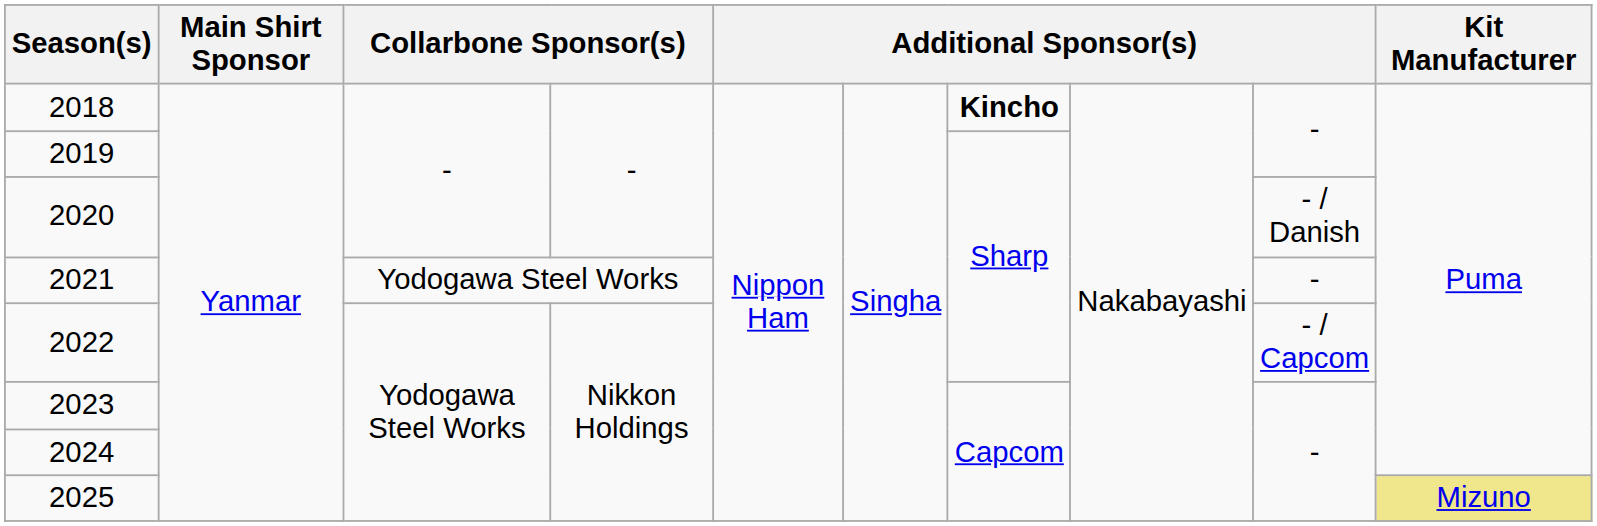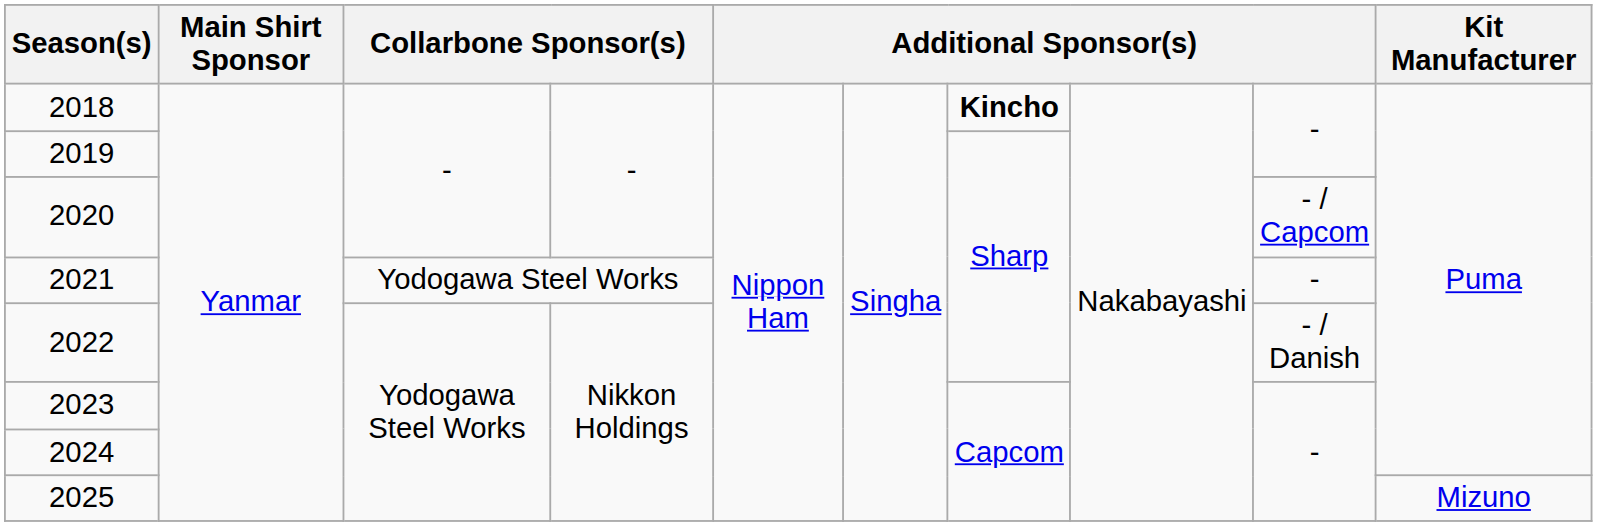(1315, 216) - / Danish -> (1315, 216) - / Capcom
(1315, 342) - / Capcom -> (1315, 342) - / Danish
(1484, 498) khaki background -> (1484, 498) no background
